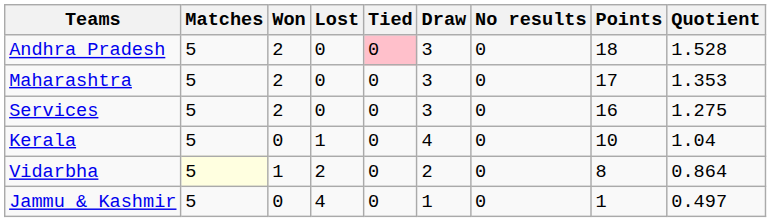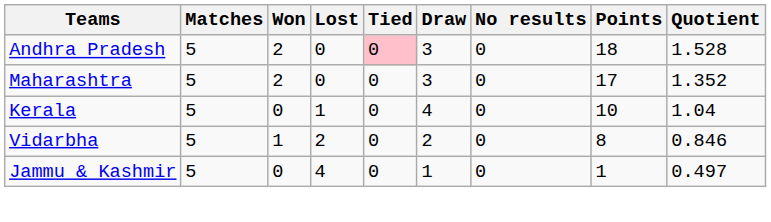(699, 80) 1.353 -> (699, 80) 1.352
- row: (54, 111)
(191, 171) lightyellow background -> (191, 141) no background
(699, 171) 0.864 -> (699, 141) 0.846
